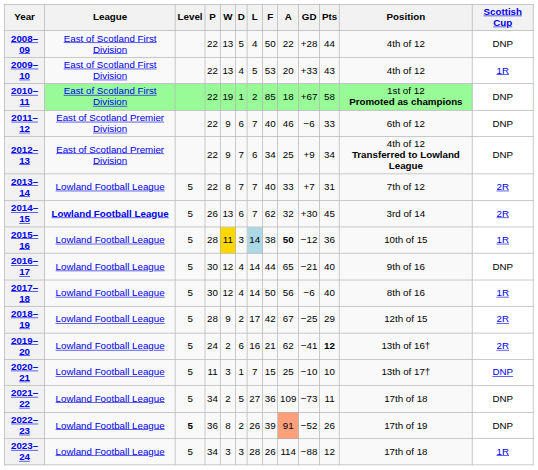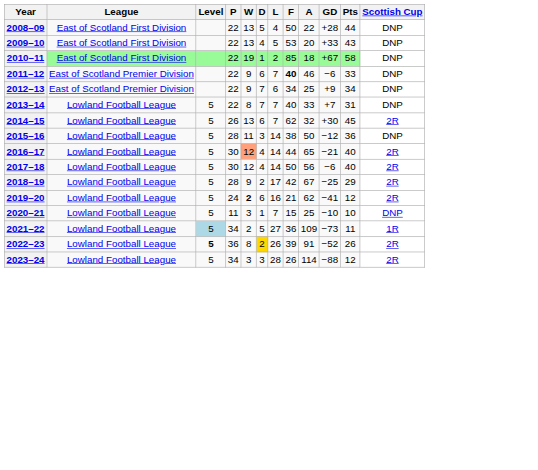- column: (406, 17)
(503, 70) 1R -> (392, 43) DNP
(270, 123) normal -> (291, 74) bold
(503, 187) 2R -> (392, 105) DNP
(110, 213) bold -> (121, 120) normal
(228, 240) gold background -> (249, 136) no background
(255, 240) lightblue background -> (276, 136) no background
(288, 240) bold -> (309, 136) normal
(503, 240) 1R -> (392, 136) DNP
(228, 266) no background -> (249, 151) lightsalmon background
(503, 266) DNP -> (392, 151) 2R
(503, 293) 1R -> (392, 167) 2R
(228, 346) normal -> (249, 197) bold
(329, 346) bold -> (350, 197) normal
(190, 399) no background -> (211, 228) lightblue background
(503, 399) DNP -> (392, 228) 1R
(241, 425) no background -> (262, 244) gold background
(288, 425) lightsalmon background -> (309, 244) no background
(503, 425) DNP -> (392, 244) 2R
(503, 452) 1R -> (392, 259) 2R
